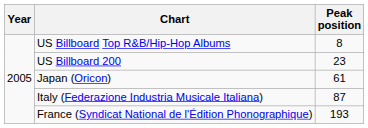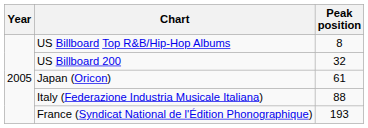(339, 61) 23 -> (339, 61) 32
(339, 97) 87 -> (339, 97) 88
